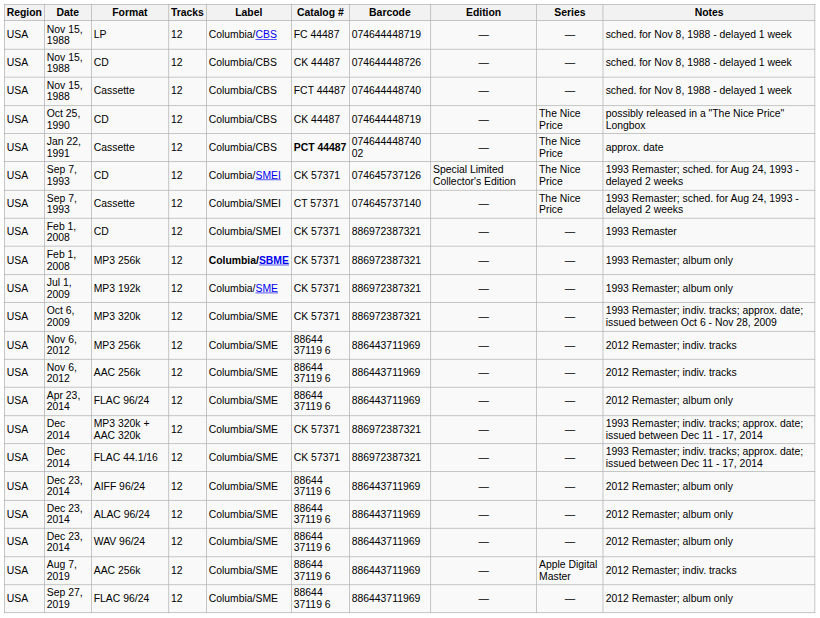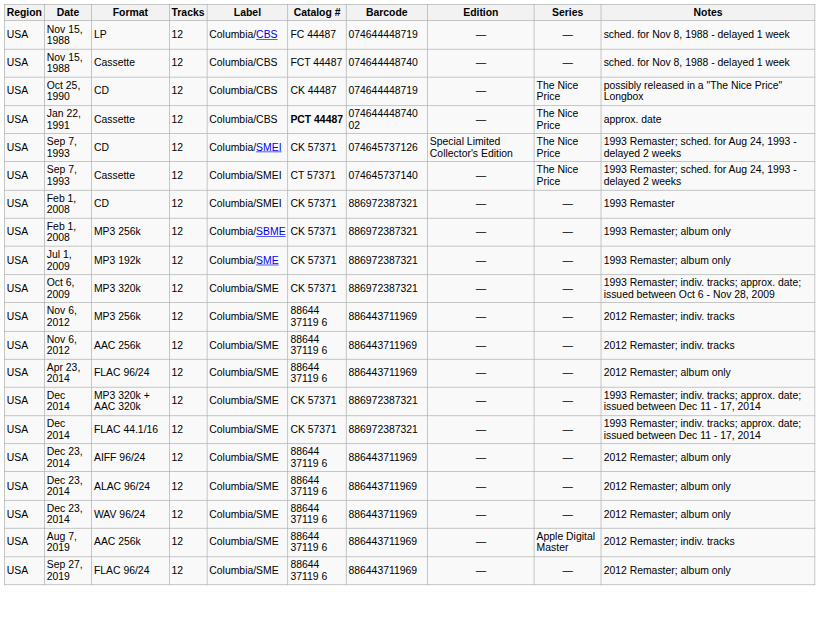- row: (65, 63)
(249, 260) bold -> (247, 232) normal
